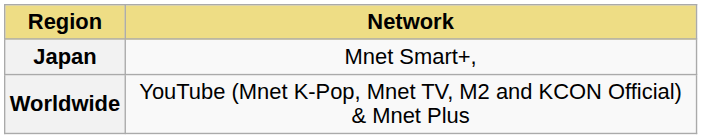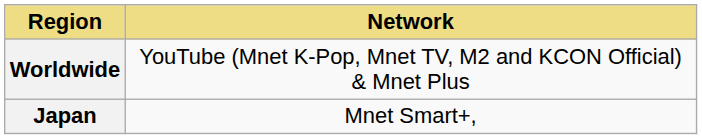rows swapped: (65, 103) <-> (65, 56)
